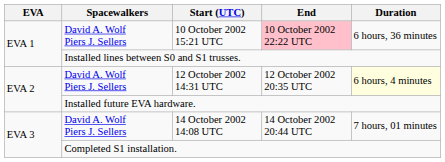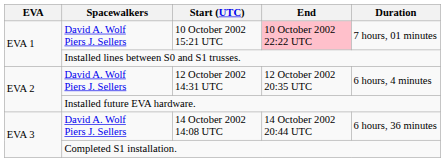(395, 35) 6 hours, 36 minutes -> (395, 35) 7 hours, 01 minutes
(393, 80) lightyellow background -> (393, 80) no background
(395, 126) 7 hours, 01 minutes -> (395, 126) 6 hours, 36 minutes
